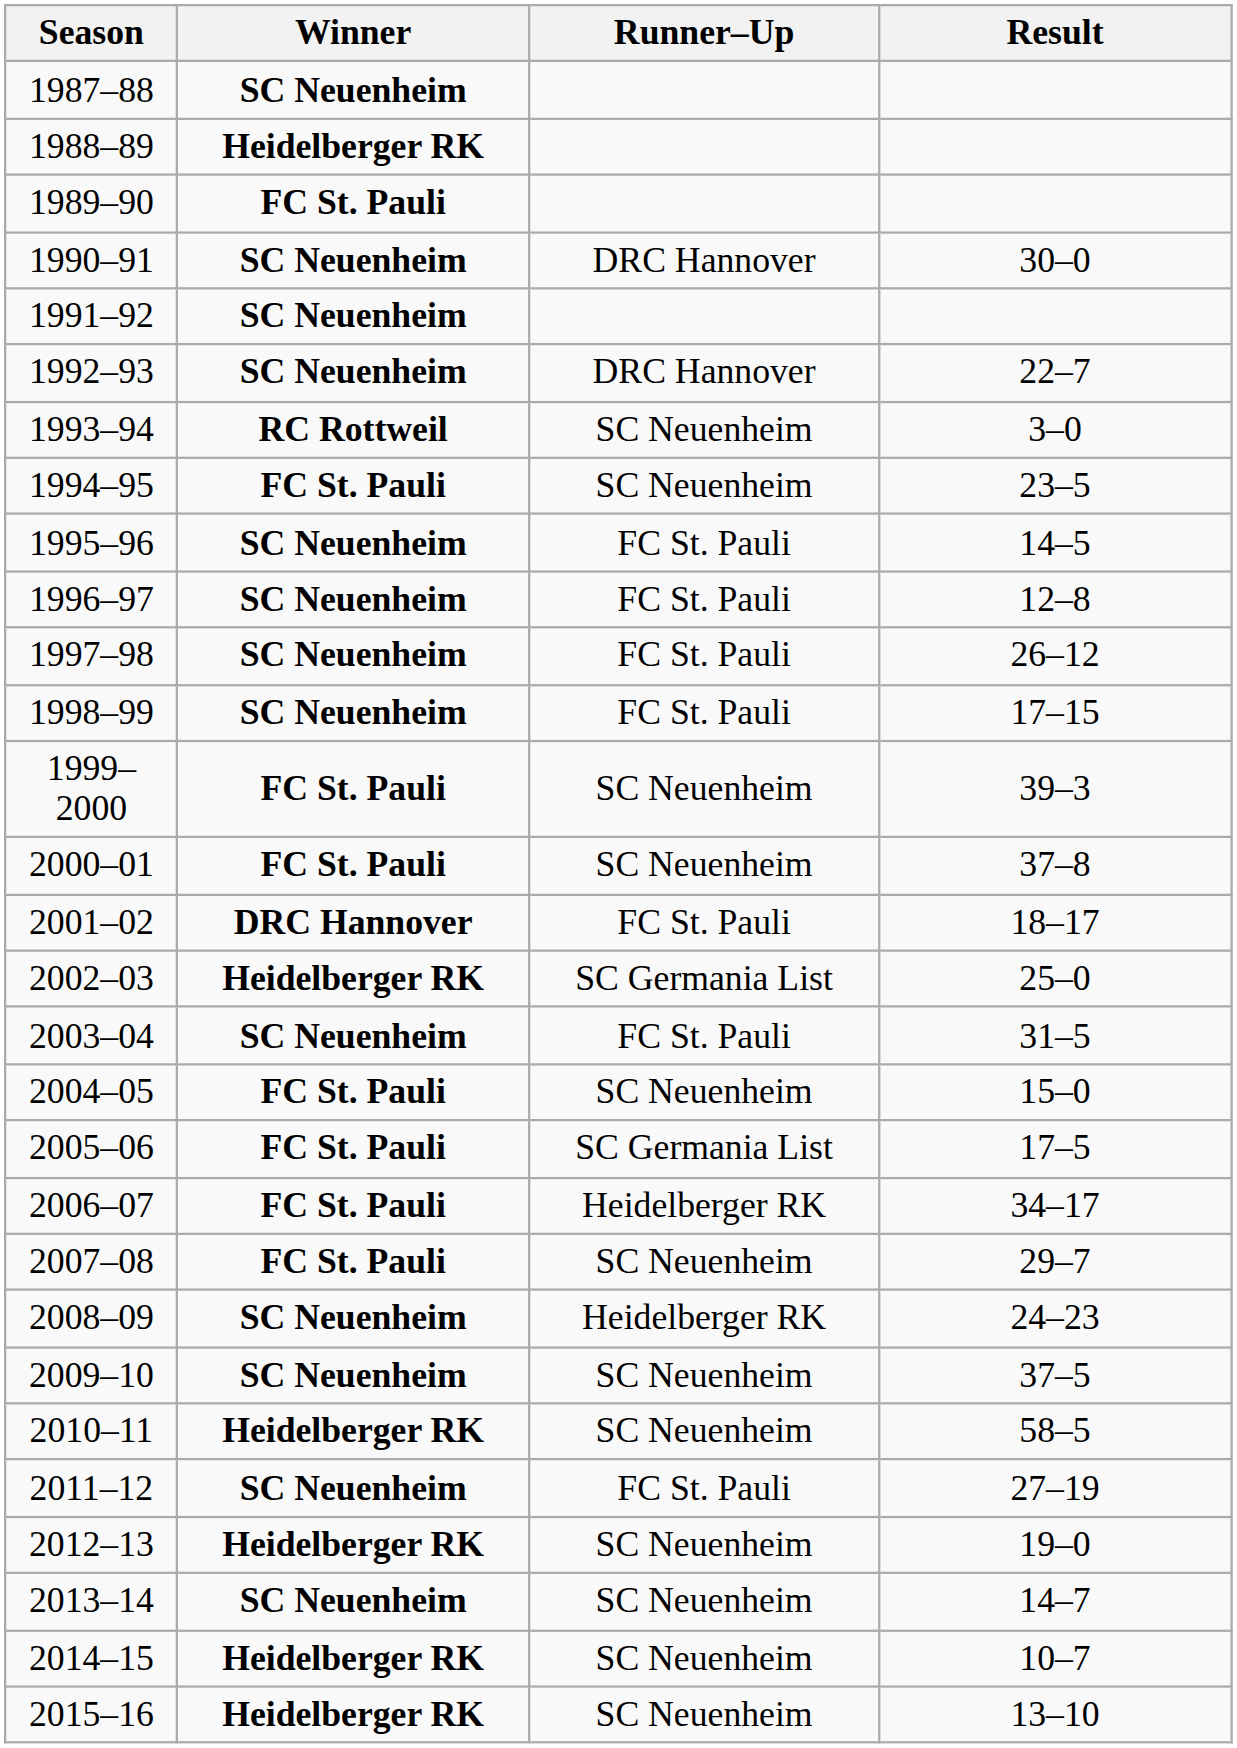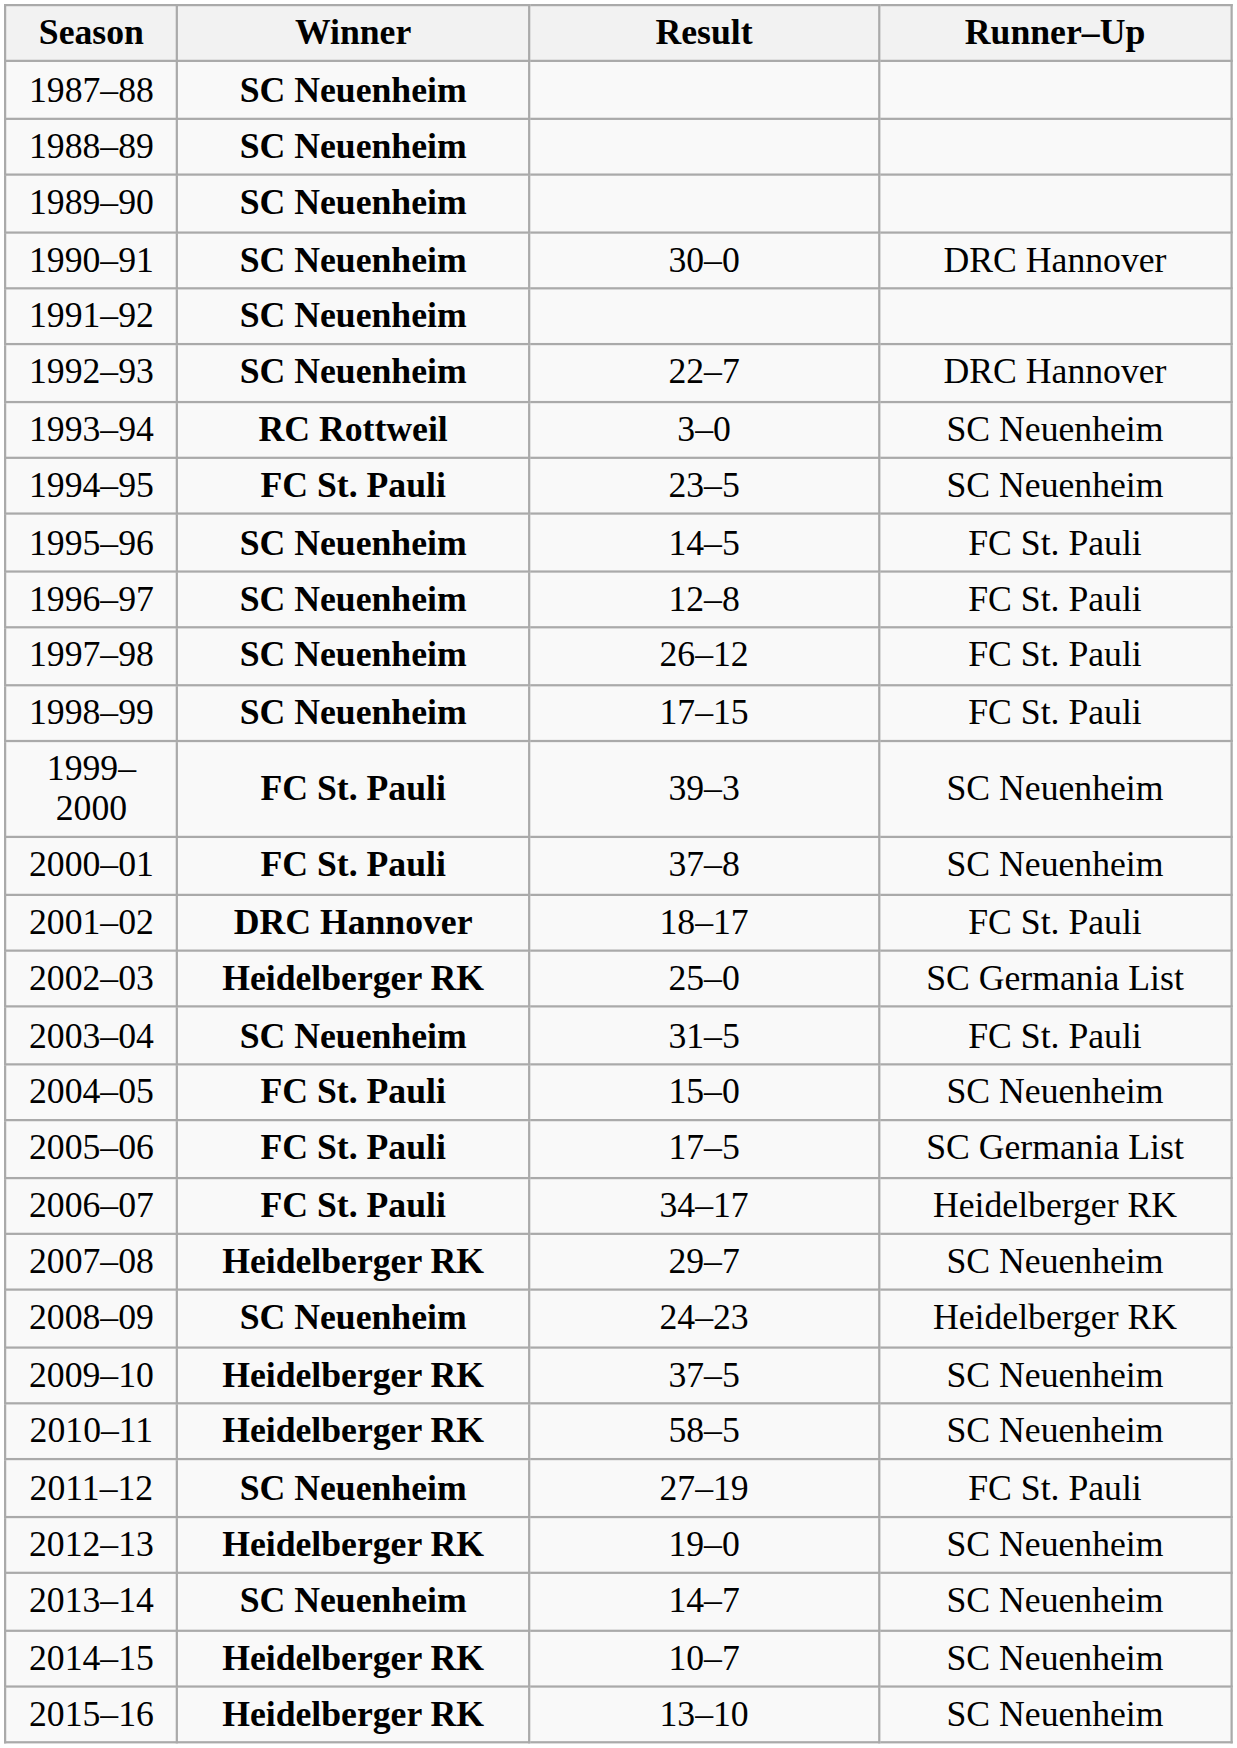columns swapped: (704, 32) <-> (1055, 32)
(353, 145) Heidelberger RK -> (353, 145) SC Neuenheim
(353, 202) FC St. Pauli -> (353, 202) SC Neuenheim
(353, 1261) FC St. Pauli -> (353, 1261) Heidelberger RK
(353, 1374) SC Neuenheim -> (353, 1374) Heidelberger RK
